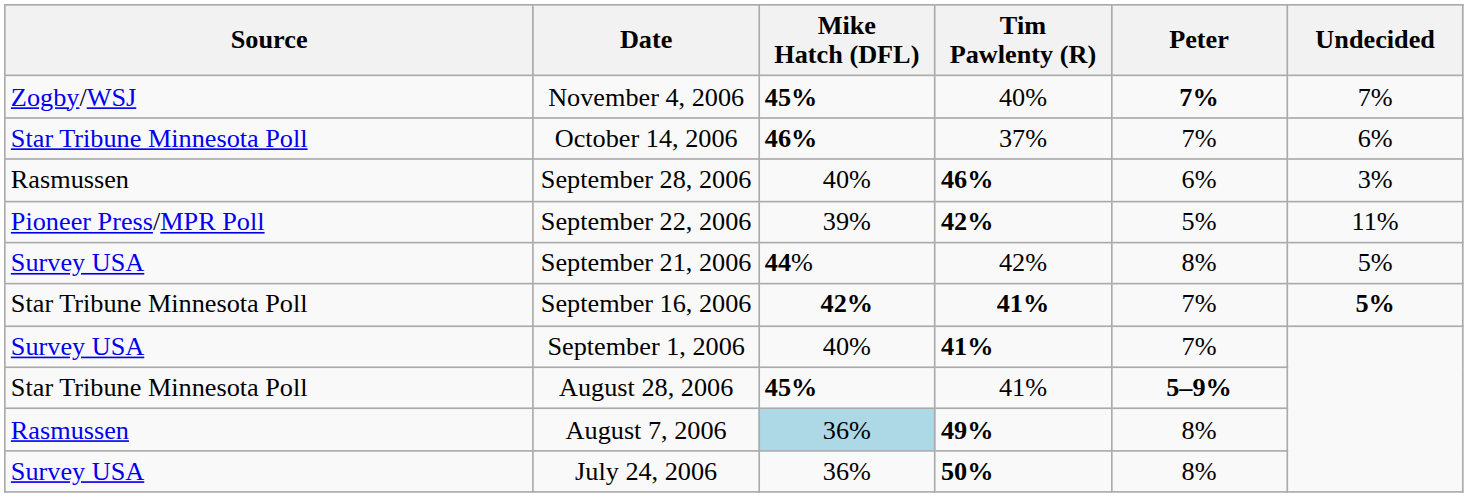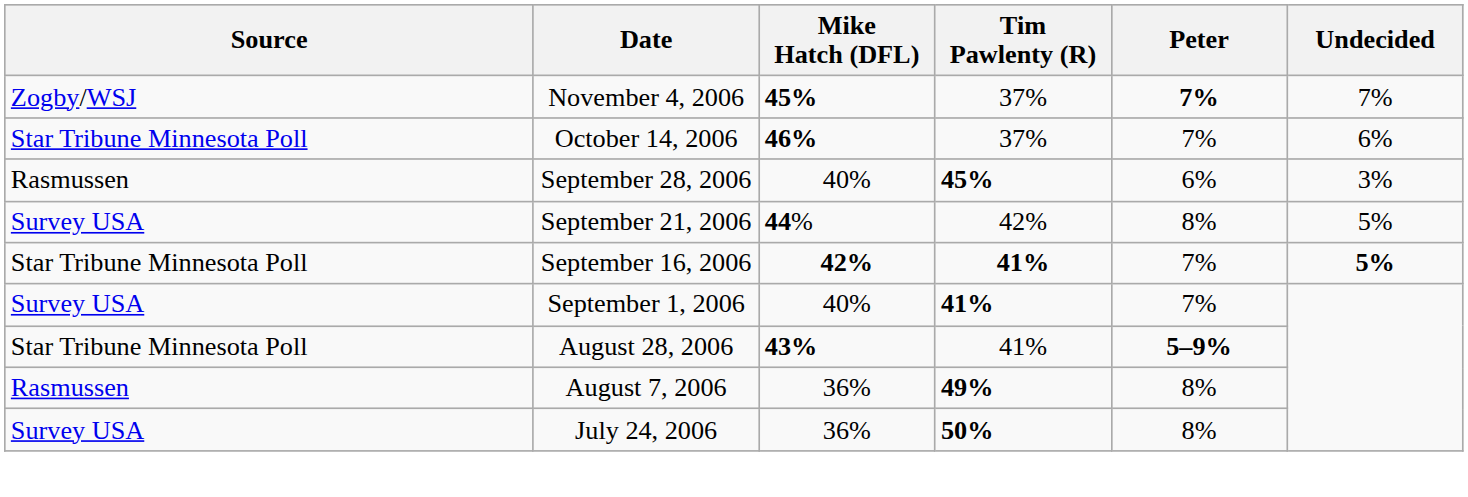(1023, 96) 40% -> (1023, 96) 37%
(967, 179) 46% -> (967, 179) 45%
- row: (646, 221)
(791, 387) 45% -> (791, 346) 43%
(847, 429) lightblue background -> (847, 387) no background
